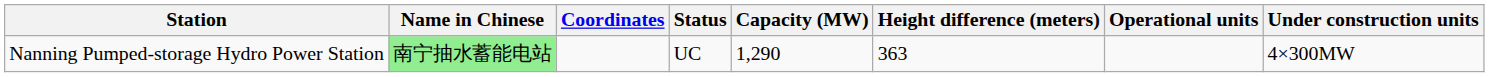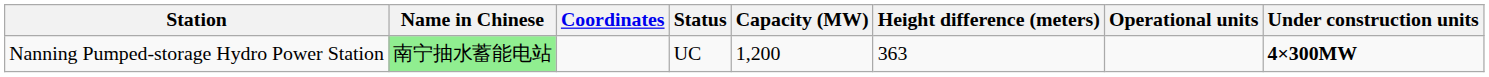(758, 53) 1,290 -> (758, 53) 1,200
(1311, 53) normal -> (1312, 53) bold
